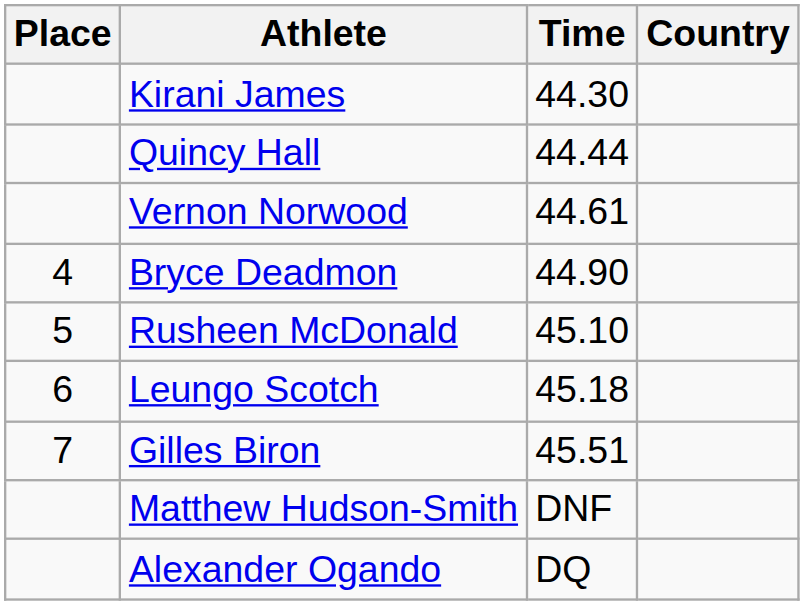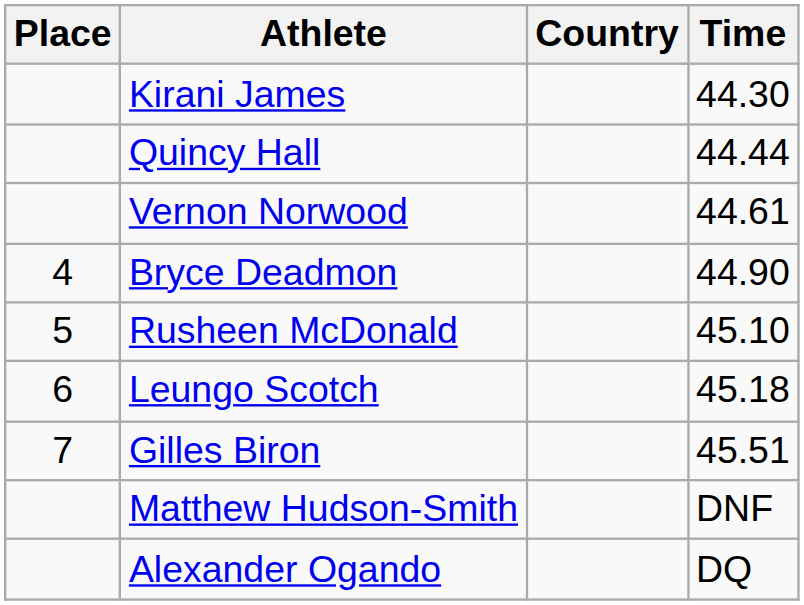columns swapped: (718, 34) <-> (582, 34)
